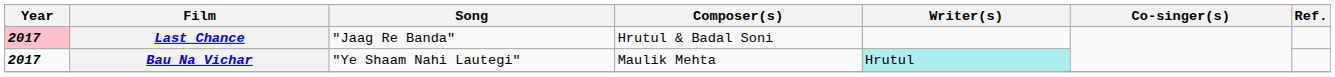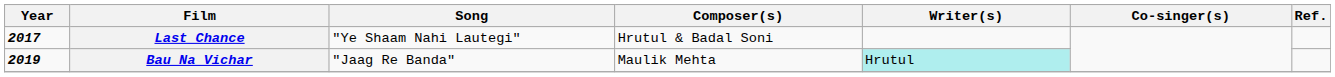(24, 38) pink background -> (24, 38) no background
(394, 38) "Jaag Re Banda" -> (427, 38) "Ye Shaam Nahi Lautegi"
(24, 60) 2017 -> (24, 60) 2019
(427, 60) "Ye Shaam Nahi Lautegi" -> (394, 60) "Jaag Re Banda"
